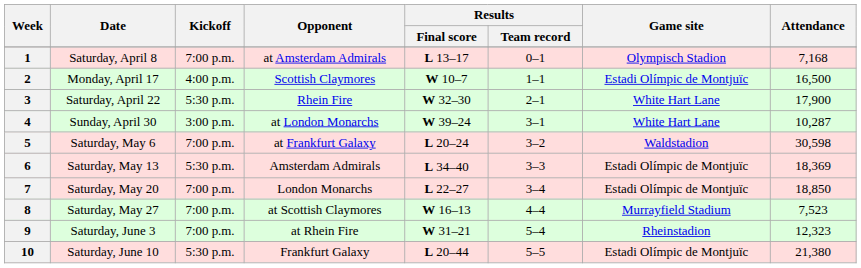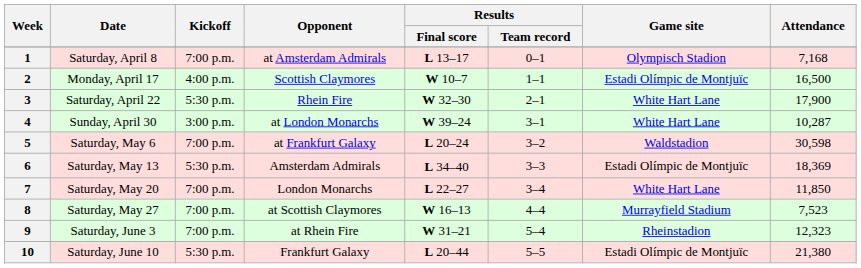(676, 188) Estadi Olímpic de Montjuïc -> (676, 188) White Hart Lane
(813, 188) 18,850 -> (813, 188) 11,850
